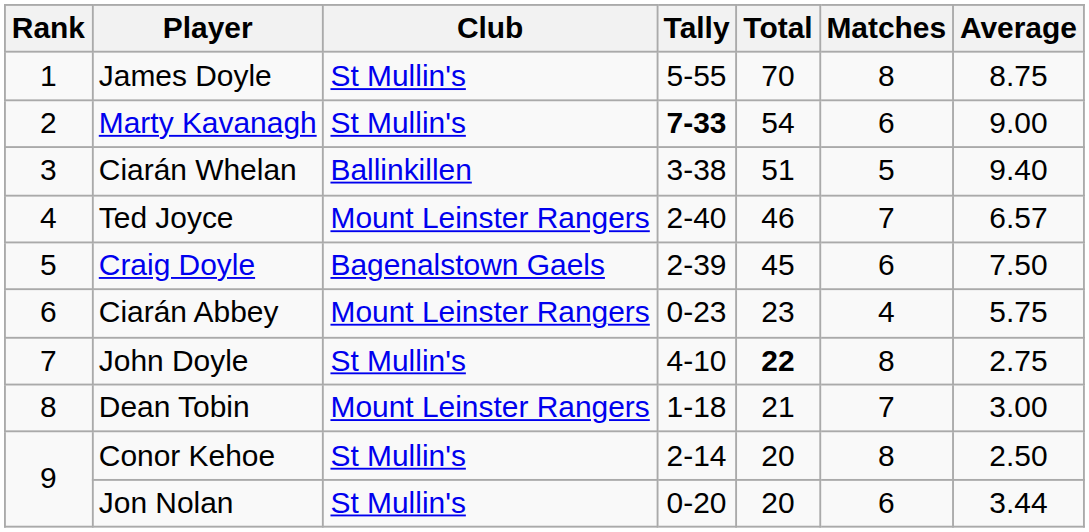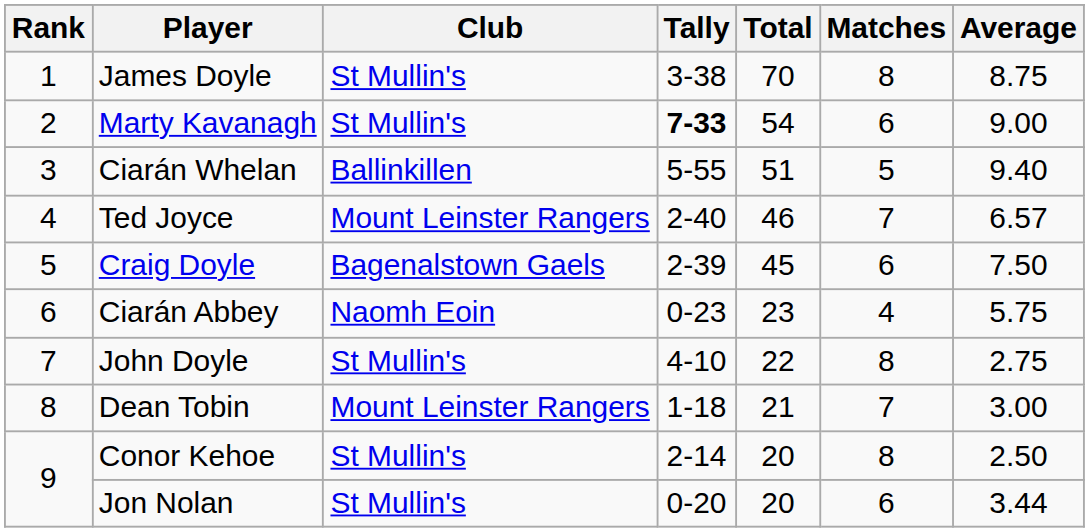(697, 75) 5-55 -> (697, 75) 3-38
(697, 170) 3-38 -> (697, 170) 5-55
(490, 312) Mount Leinster Rangers -> (413, 312) Naomh Eoin
(778, 360) bold -> (778, 360) normal
